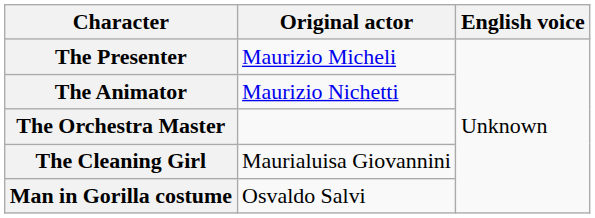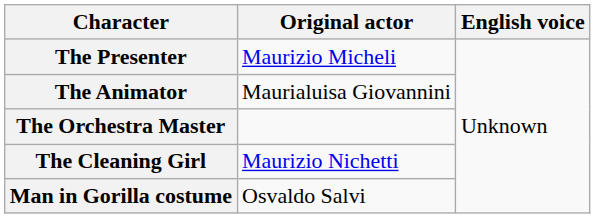(320, 91) Maurizio Nichetti -> (346, 91) Maurialuisa Giovannini
(346, 160) Maurialuisa Giovannini -> (320, 160) Maurizio Nichetti
